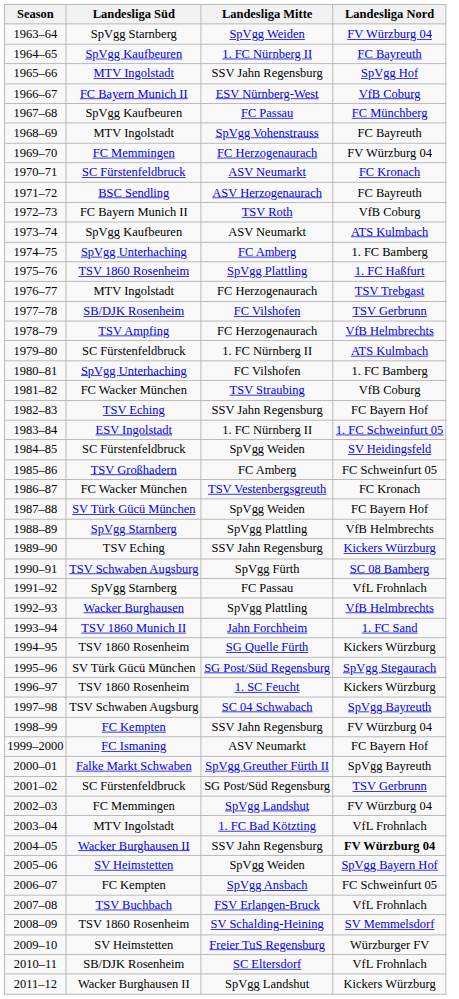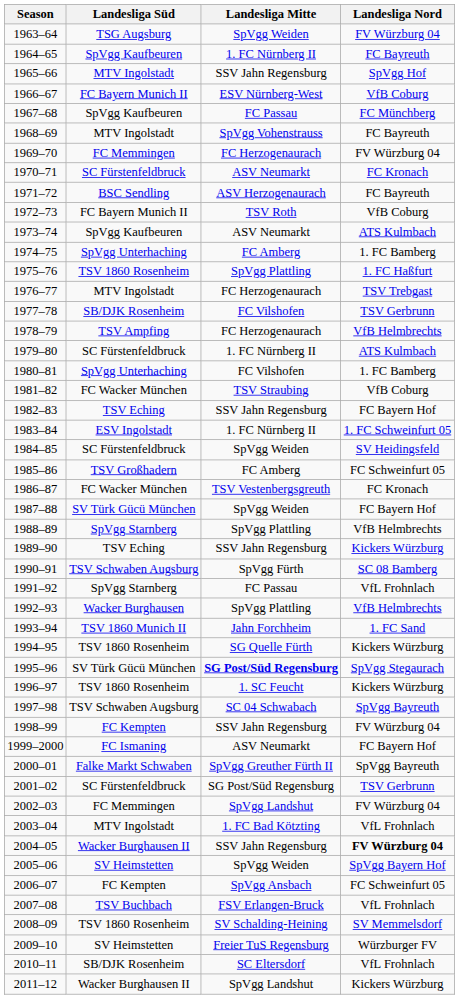(134, 34) SpVgg Starnberg -> (134, 34) TSG Augsburg
(267, 667) normal -> (271, 667) bold
